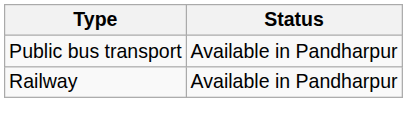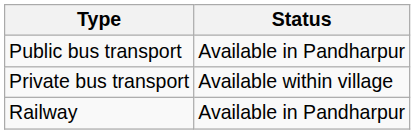+ row: (99, 81)
